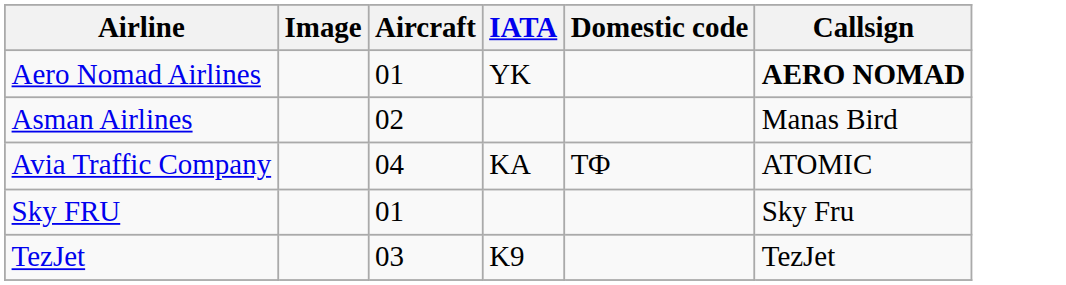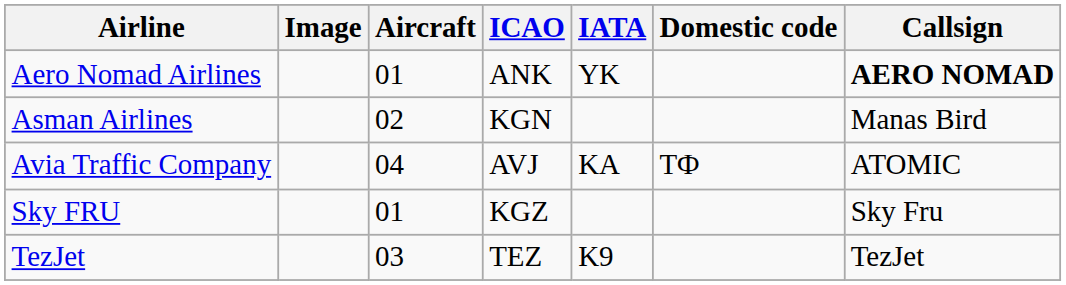+ column: (527, 27)
